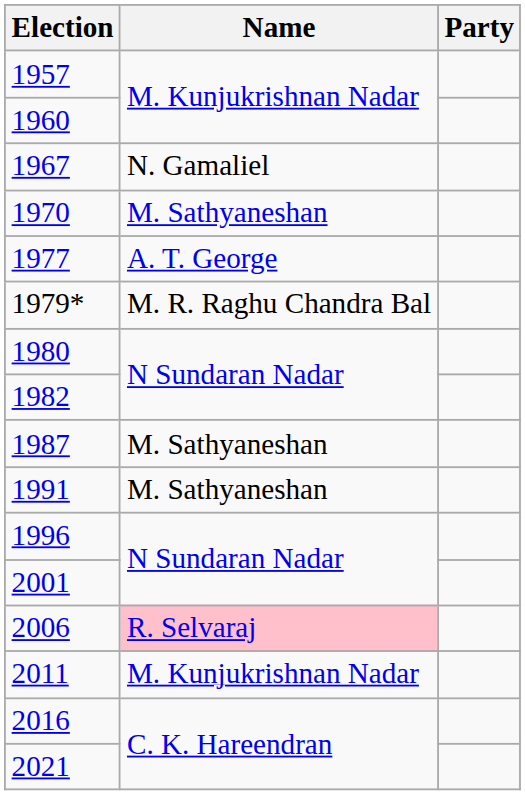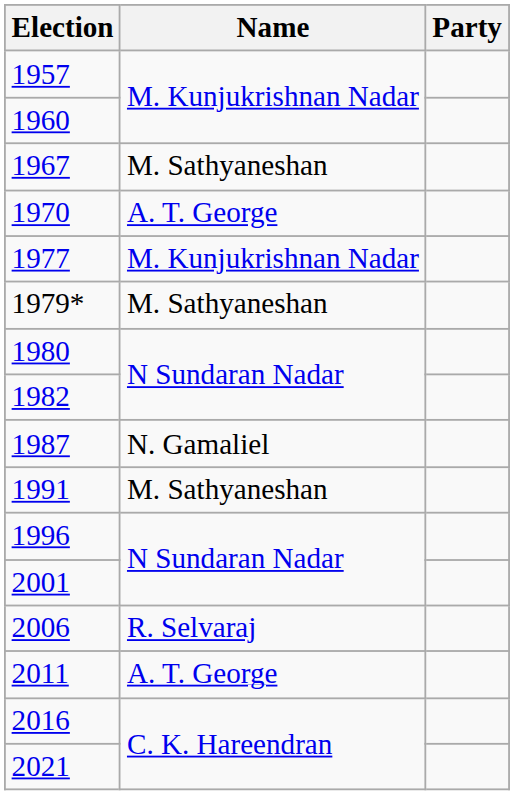(198, 166) N. Gamaliel -> (227, 166) M. Sathyaneshan
(227, 212) M. Sathyaneshan -> (202, 212) A. T. George
(202, 258) A. T. George -> (273, 258) M. Kunjukrishnan Nadar
(279, 304) M. R. Raghu Chandra Bal -> (227, 304) M. Sathyaneshan
(227, 443) M. Sathyaneshan -> (198, 443) N. Gamaliel
(192, 627) pink background -> (192, 627) no background
(273, 674) M. Kunjukrishnan Nadar -> (202, 674) A. T. George
